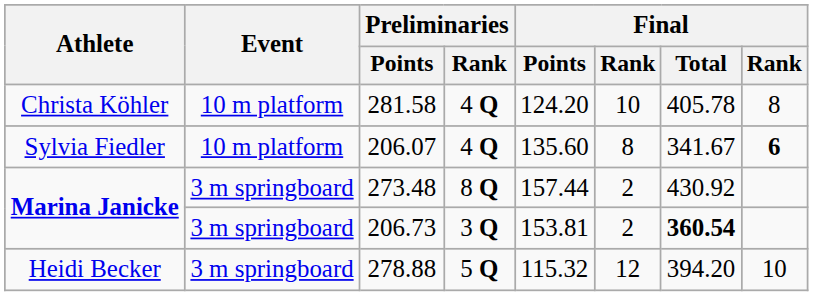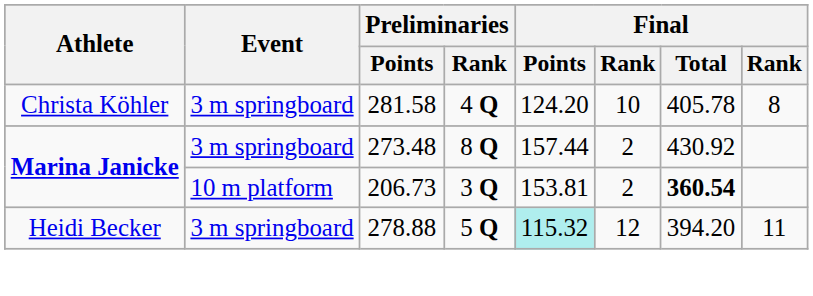(272, 105) 10 m platform -> (272, 105) 3 m springboard
- row: (402, 146)
(272, 228) 3 m springboard -> (262, 187) 10 m platform
(555, 269) no background -> (555, 228) paleturquoise background
(774, 269) 10 -> (774, 228) 11
